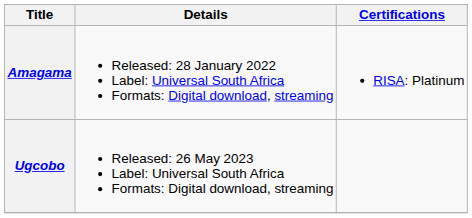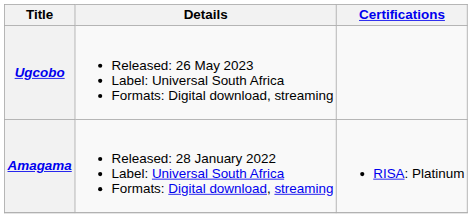rows swapped: (40, 72) <-> (40, 166)
